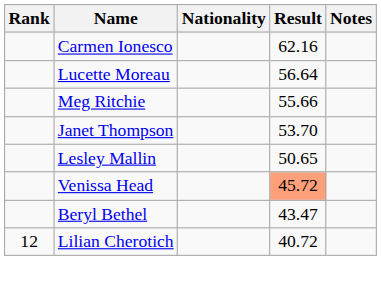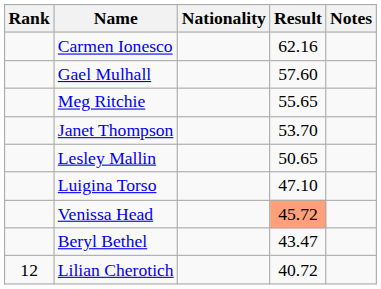+ row: (104, 74)
- row: (114, 74)
(298, 102) 55.66 -> (298, 102) 55.65
+ row: (107, 185)
